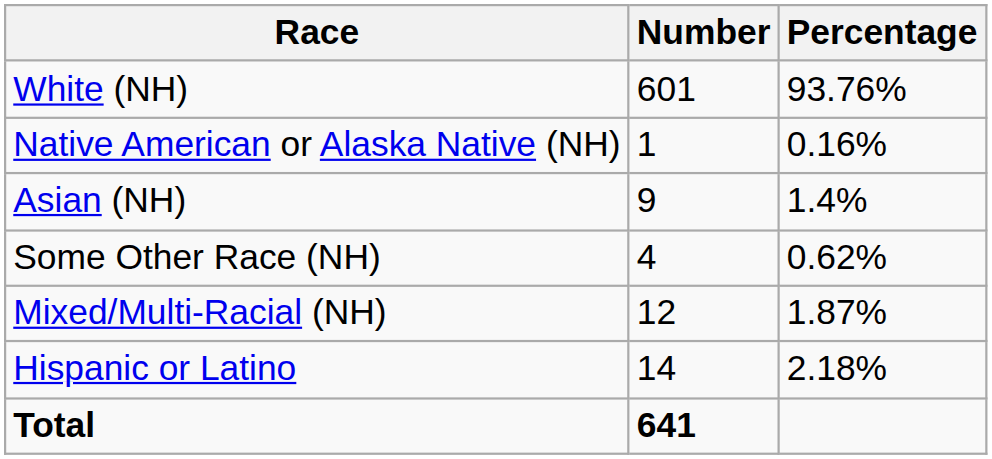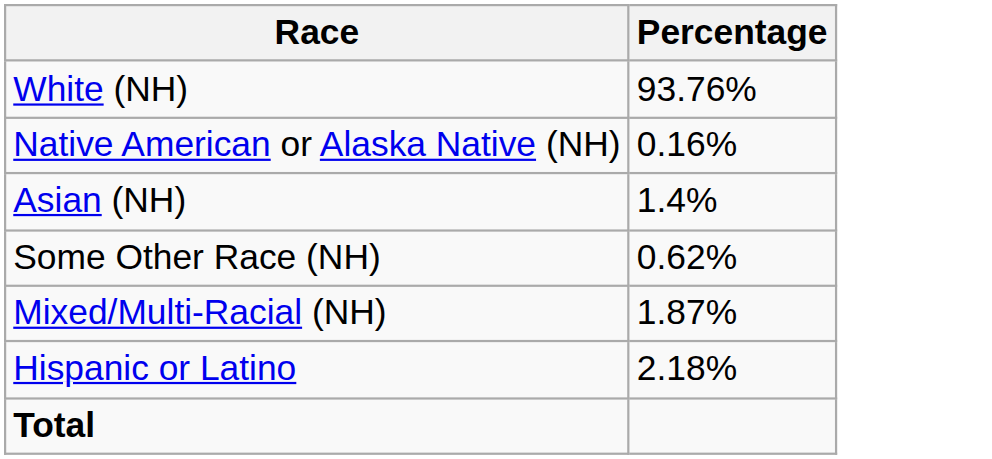- column: (704, 32)
